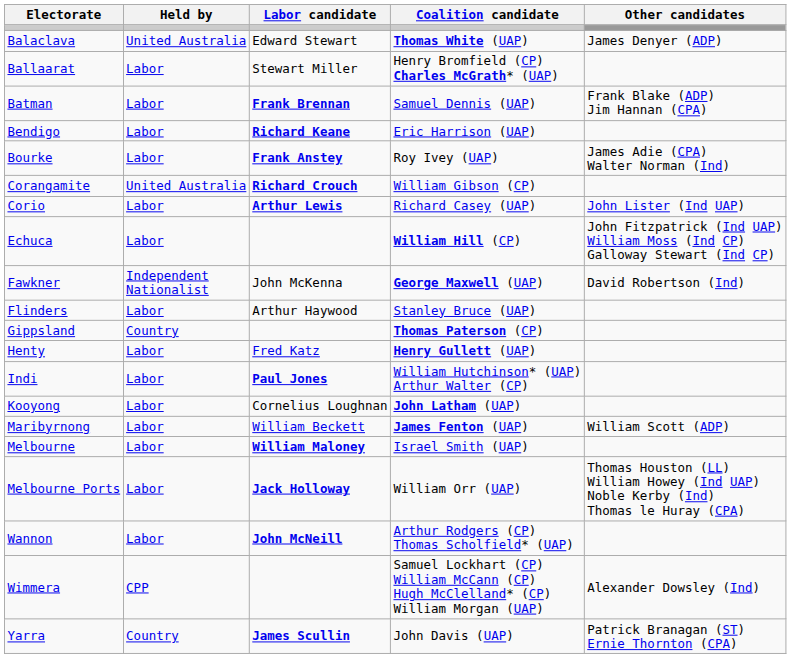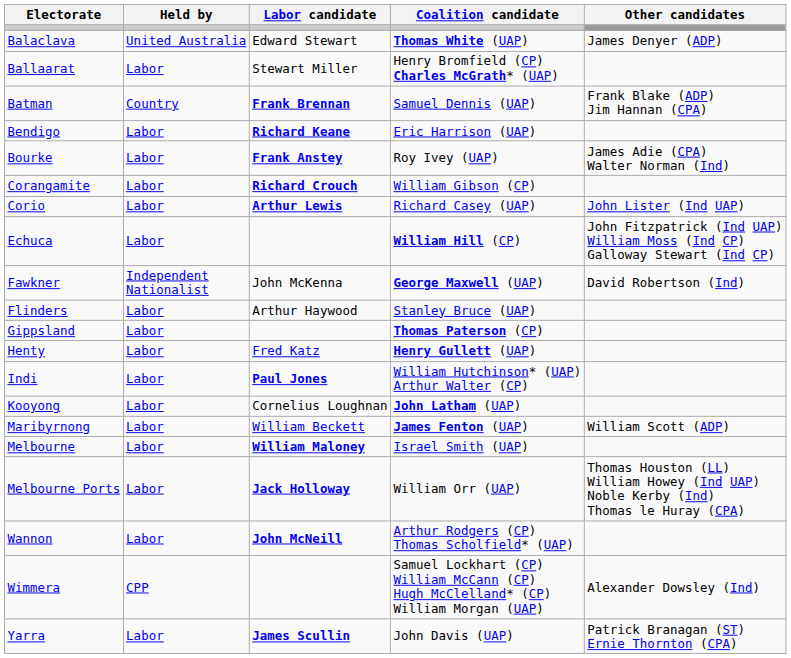(145, 103) Labor -> (152, 103) Country
(186, 186) United Australia -> (145, 186) Labor
(152, 331) Country -> (145, 331) Labor
(152, 636) Country -> (145, 636) Labor
